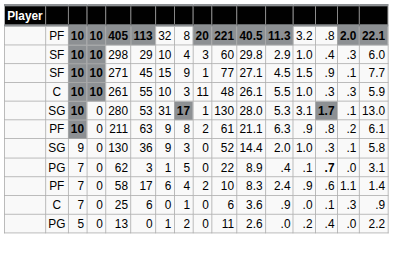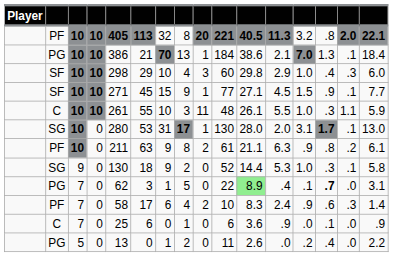+ row: (57, 55)
(352, 92) .3 -> (348, 111) 1.1
(282, 111) 5.3 -> (282, 130) 2.0
(146, 148) 36 -> (146, 167) 18
(187, 148) 3 -> (187, 167) 2
(282, 148) 2.0 -> (282, 167) 5.3
(254, 167) no background -> (254, 186) lightgreen background
(348, 186) 1.1 -> (352, 205) .3
(352, 205) .3 -> (352, 224) .0
